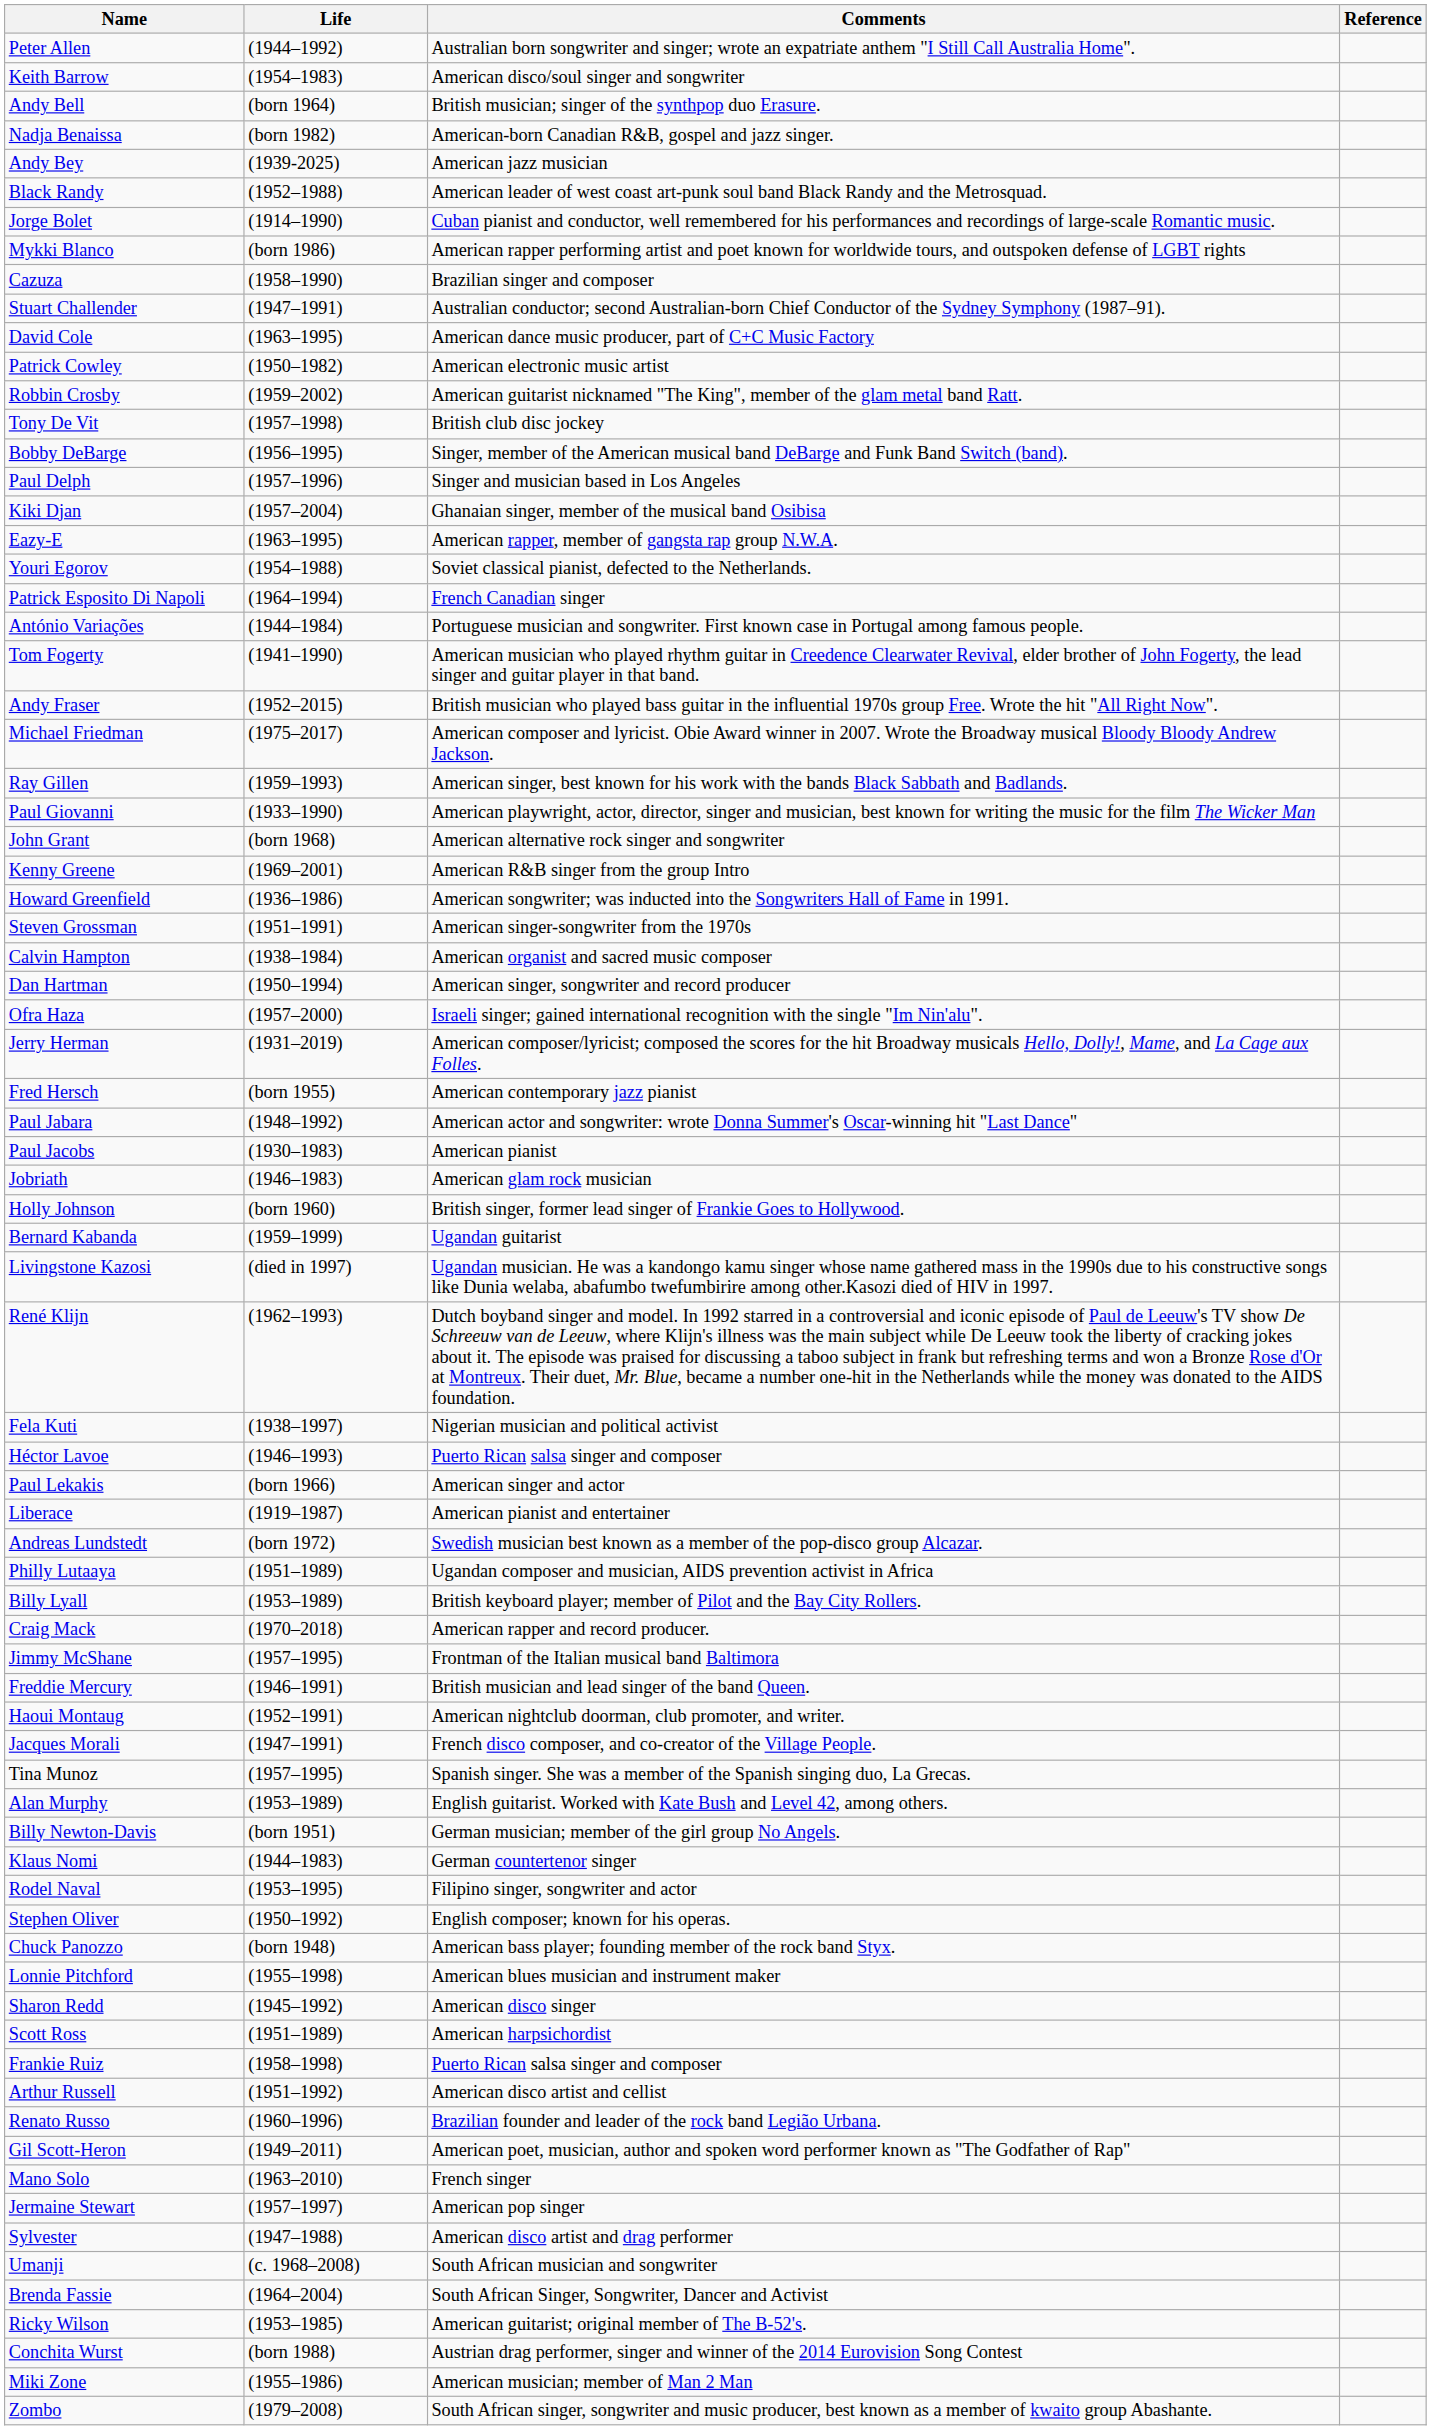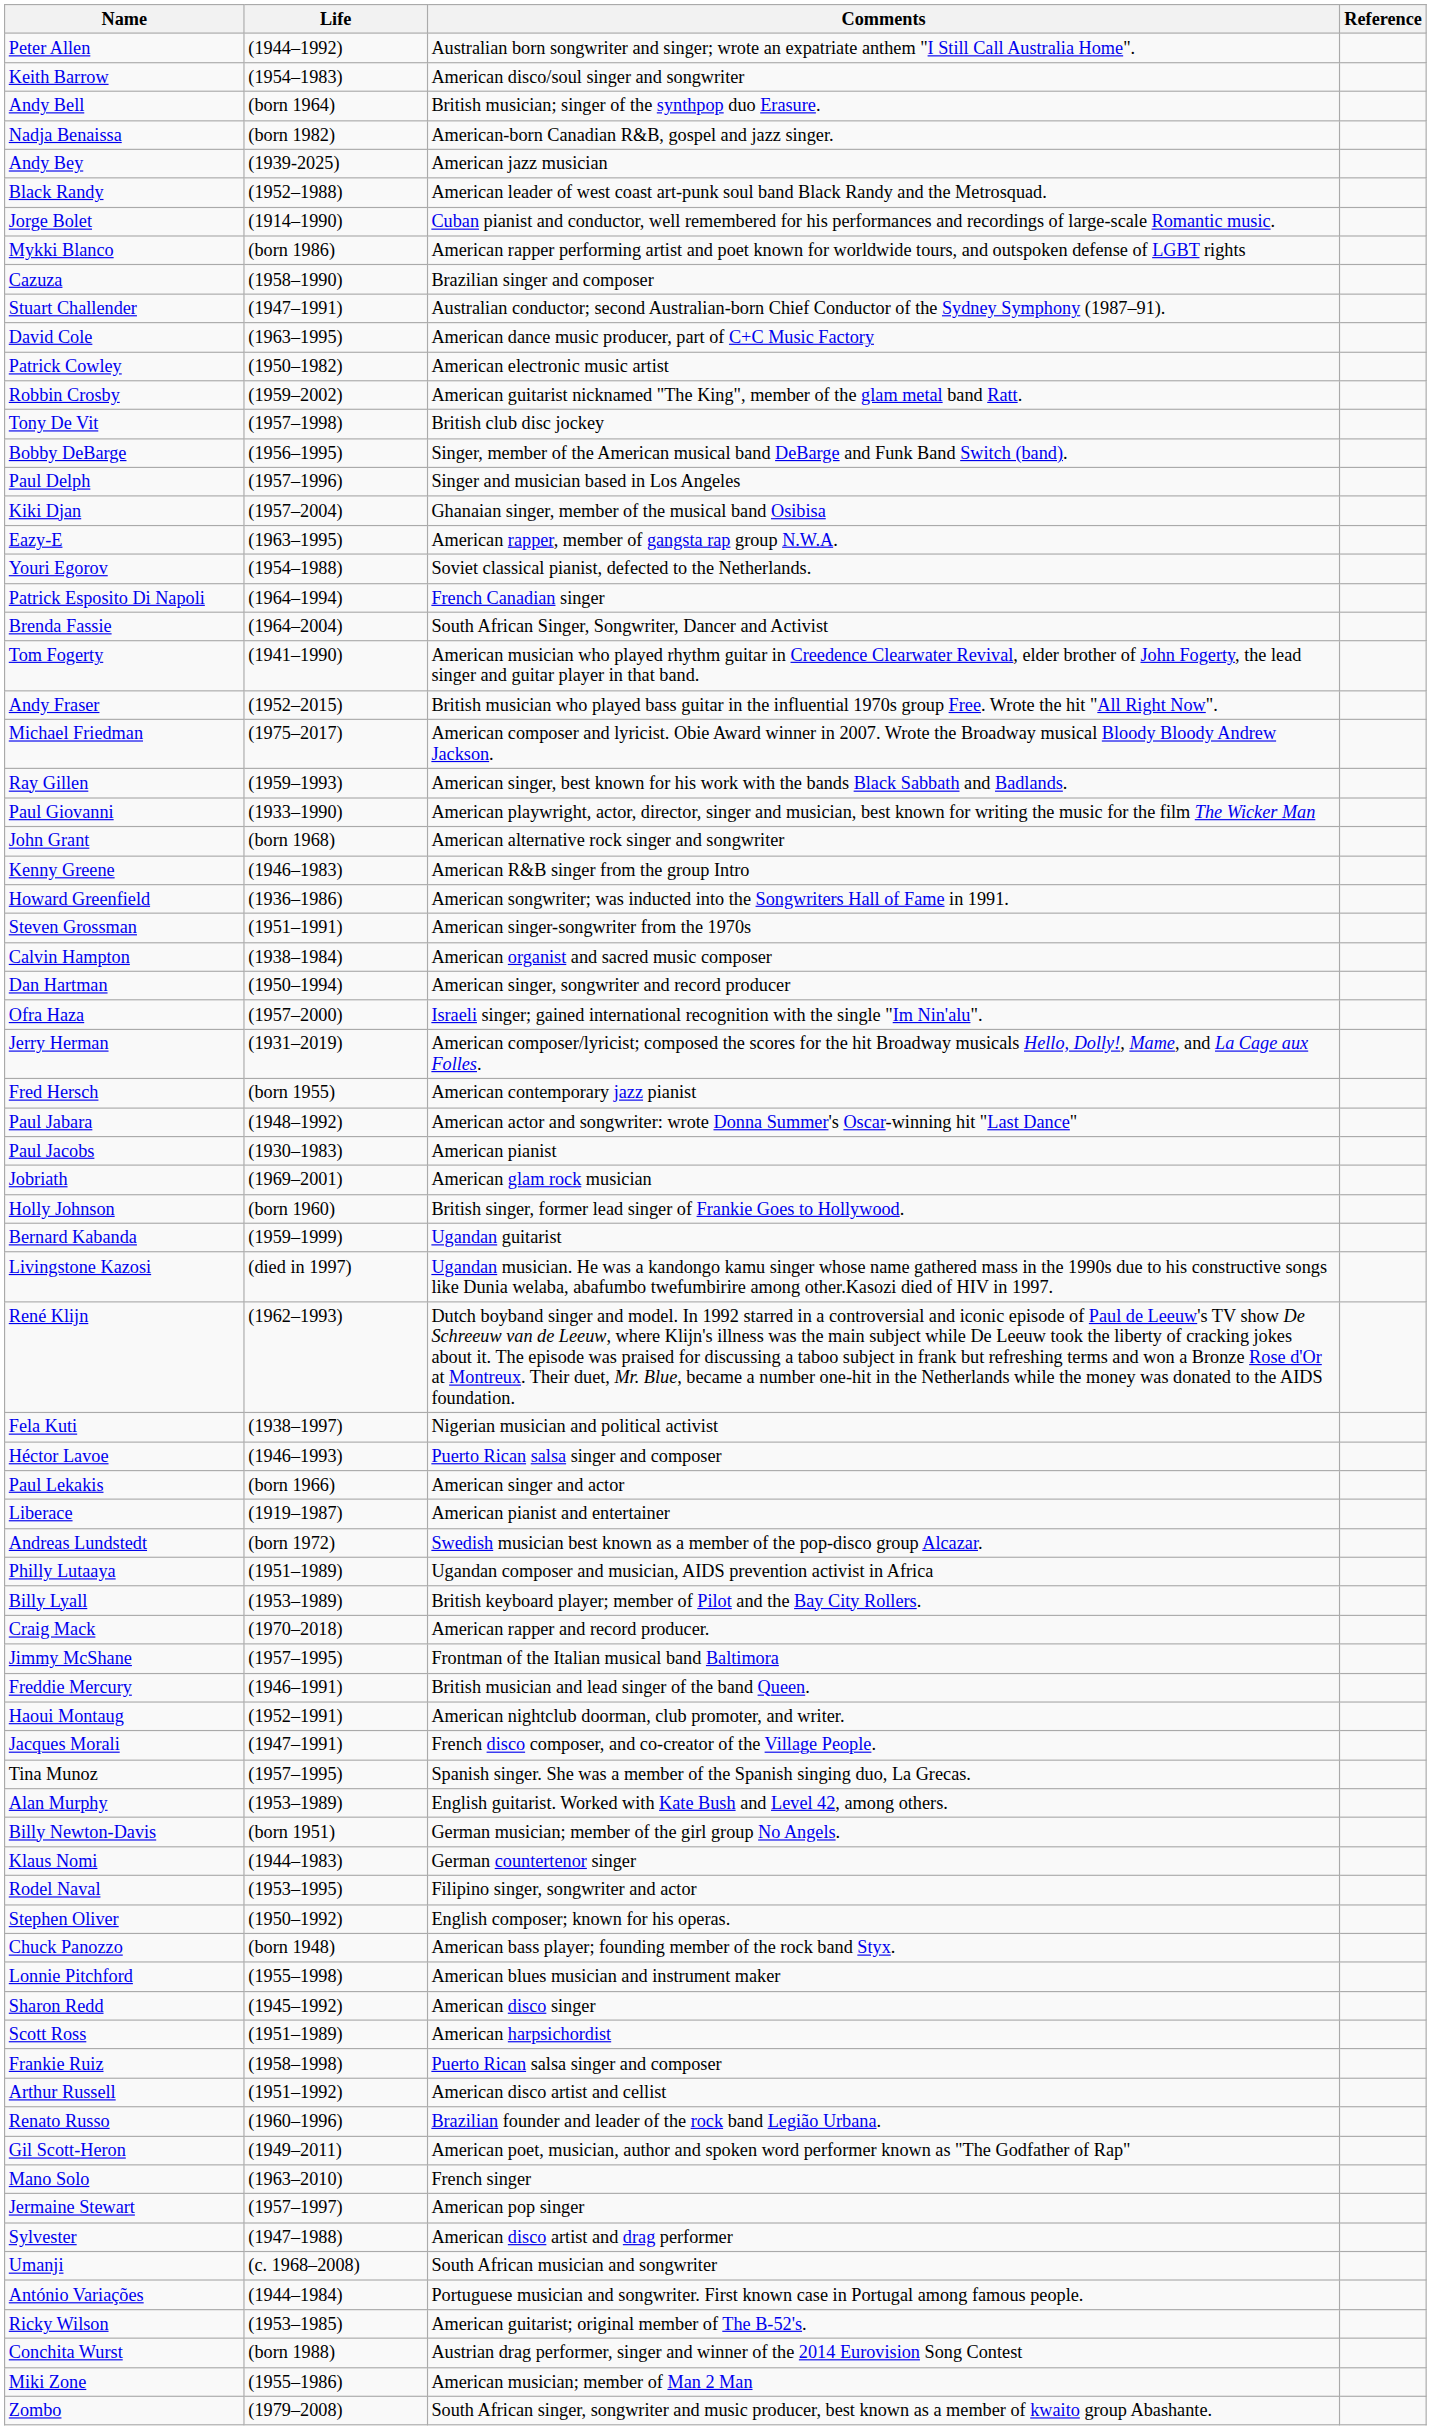rows swapped: (60, 2294) <-> (76, 626)
(295, 869) (1969–2001) -> (295, 869) (1946–1983)
(295, 1179) (1946–1983) -> (295, 1179) (1969–2001)
